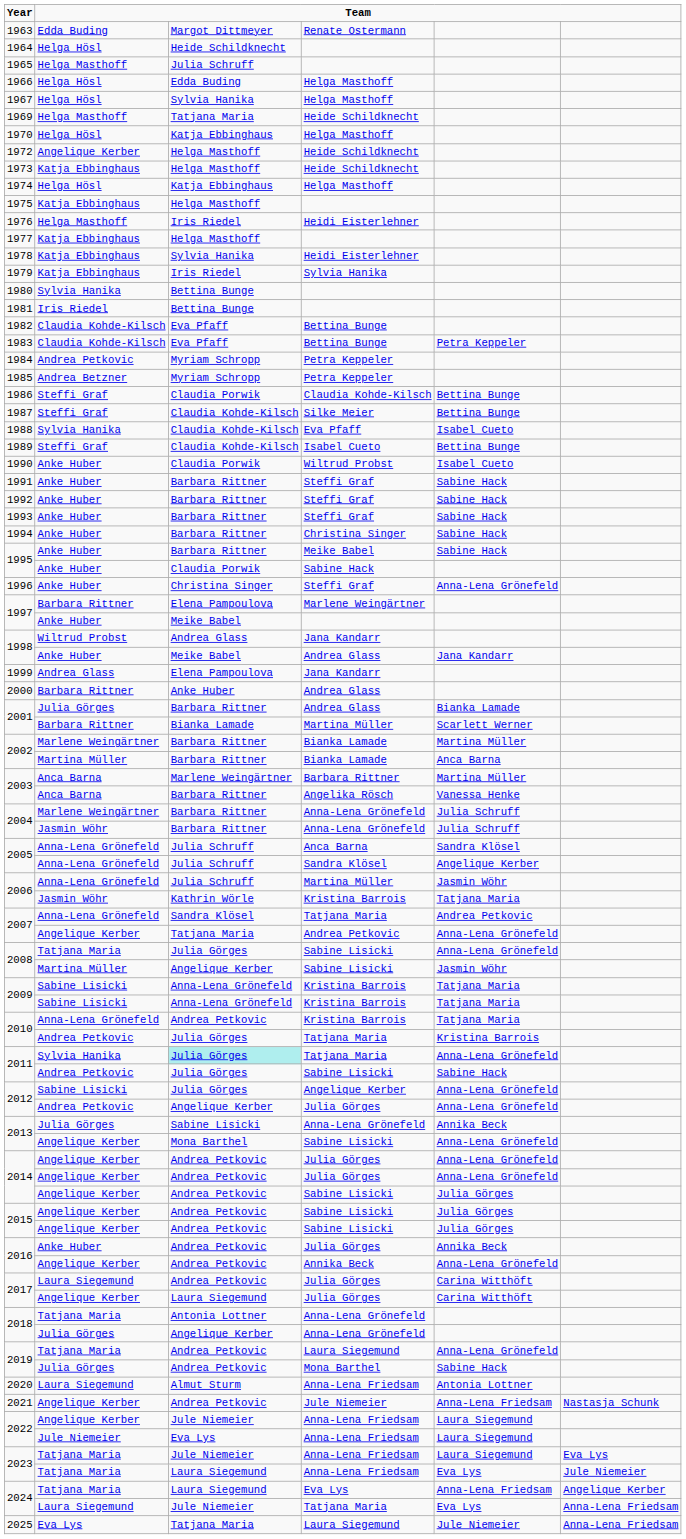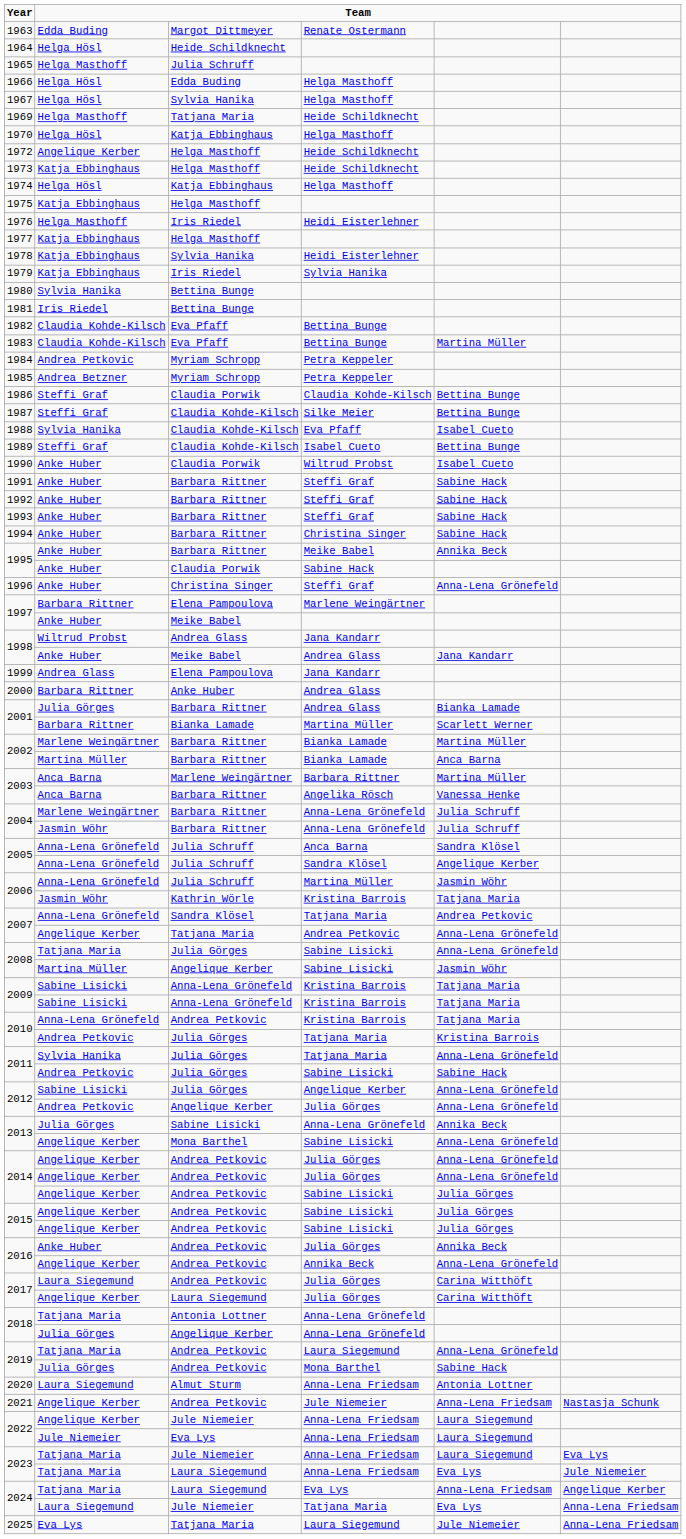(481, 343) Petra Keppeler -> (481, 343) Martina Müller
(472, 552) Sabine Hack -> (472, 552) Annika Beck
(209, 1056) paleturquoise background -> (209, 1056) no background
